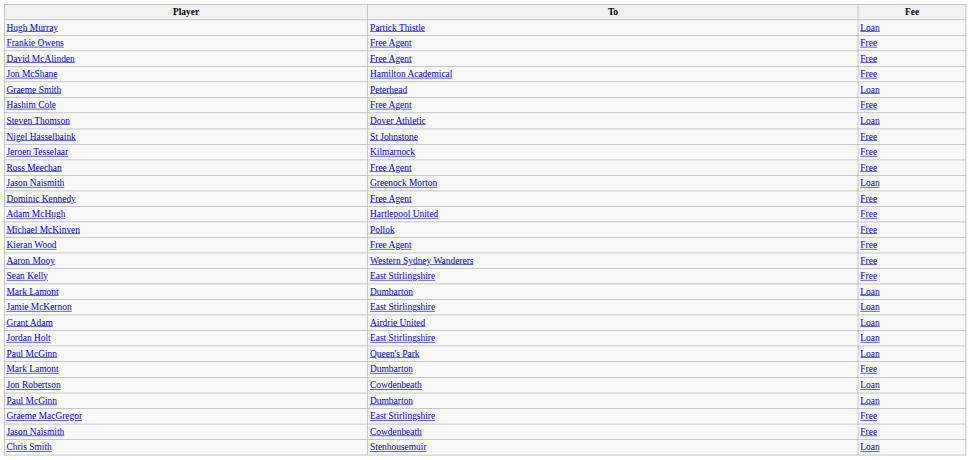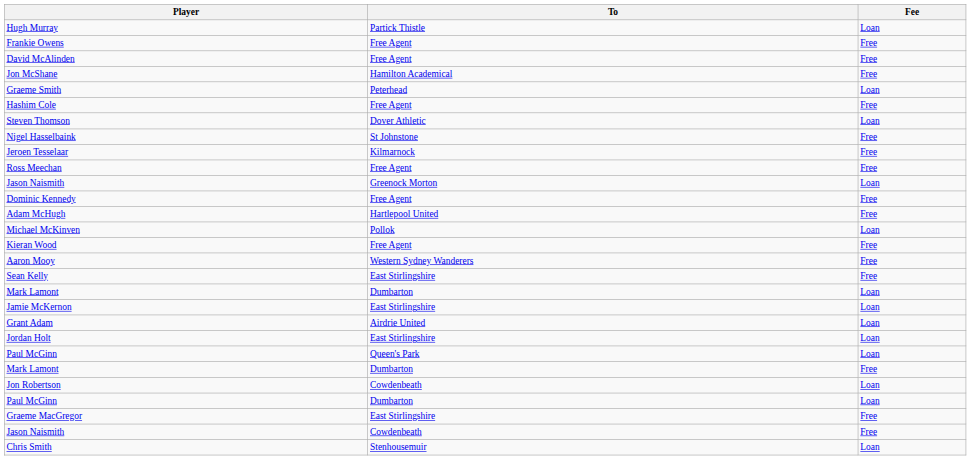(869, 229) Free -> (870, 229) Loan
